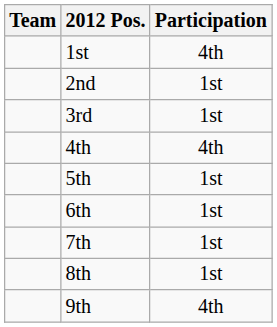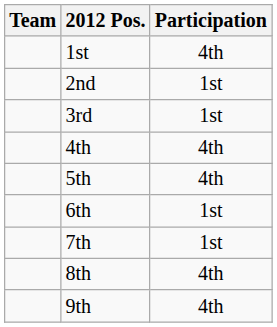(211, 178) 1st -> (211, 178) 4th
(211, 274) 1st -> (211, 274) 4th
